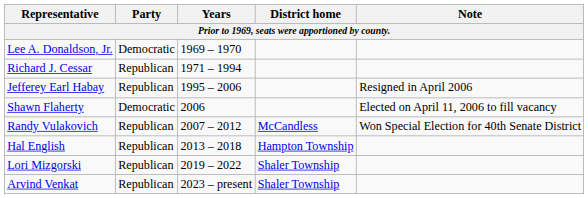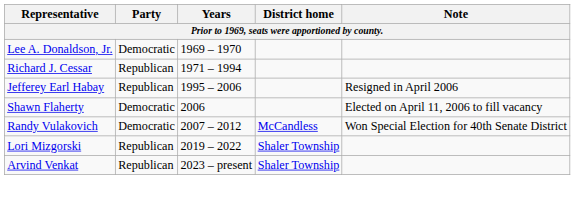(146, 126) Republican -> (147, 126) Democratic
- row: (36, 145)
